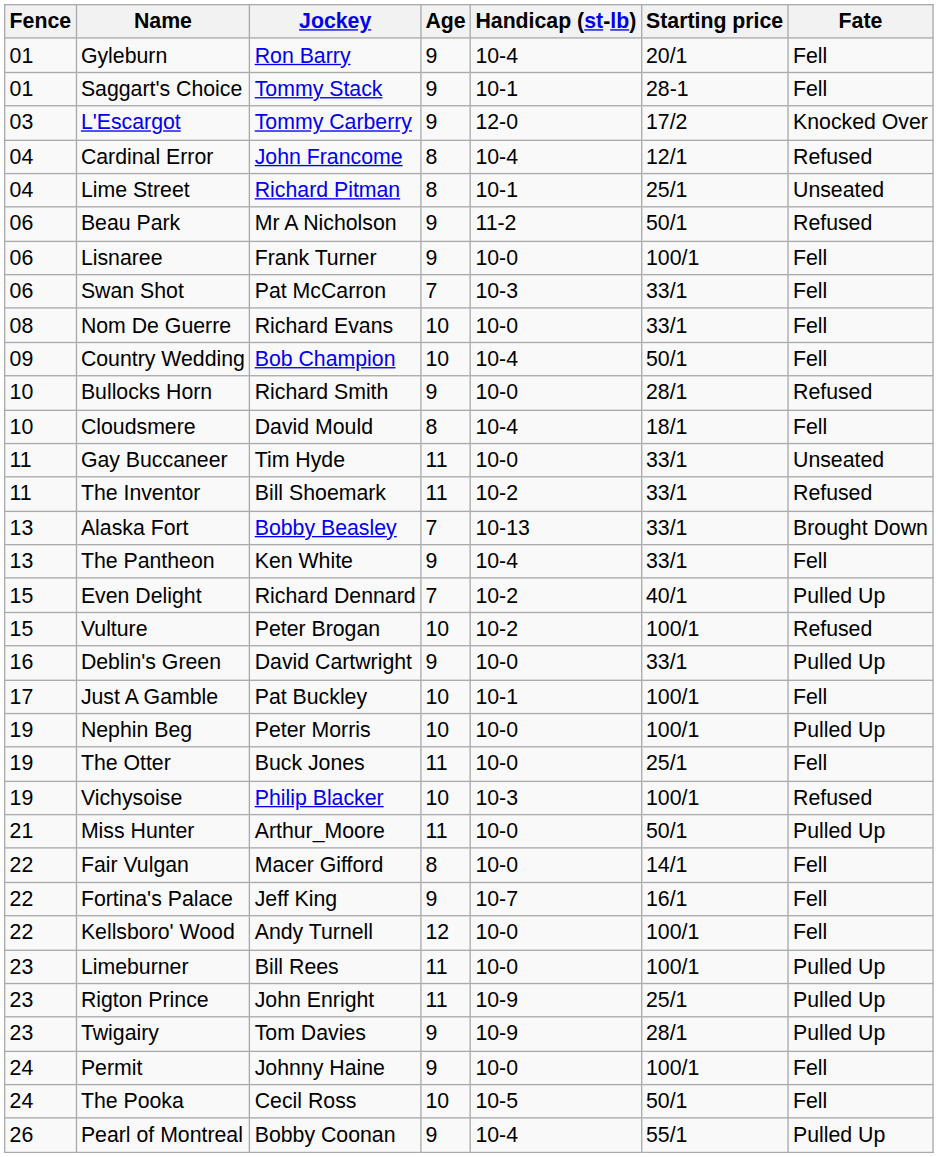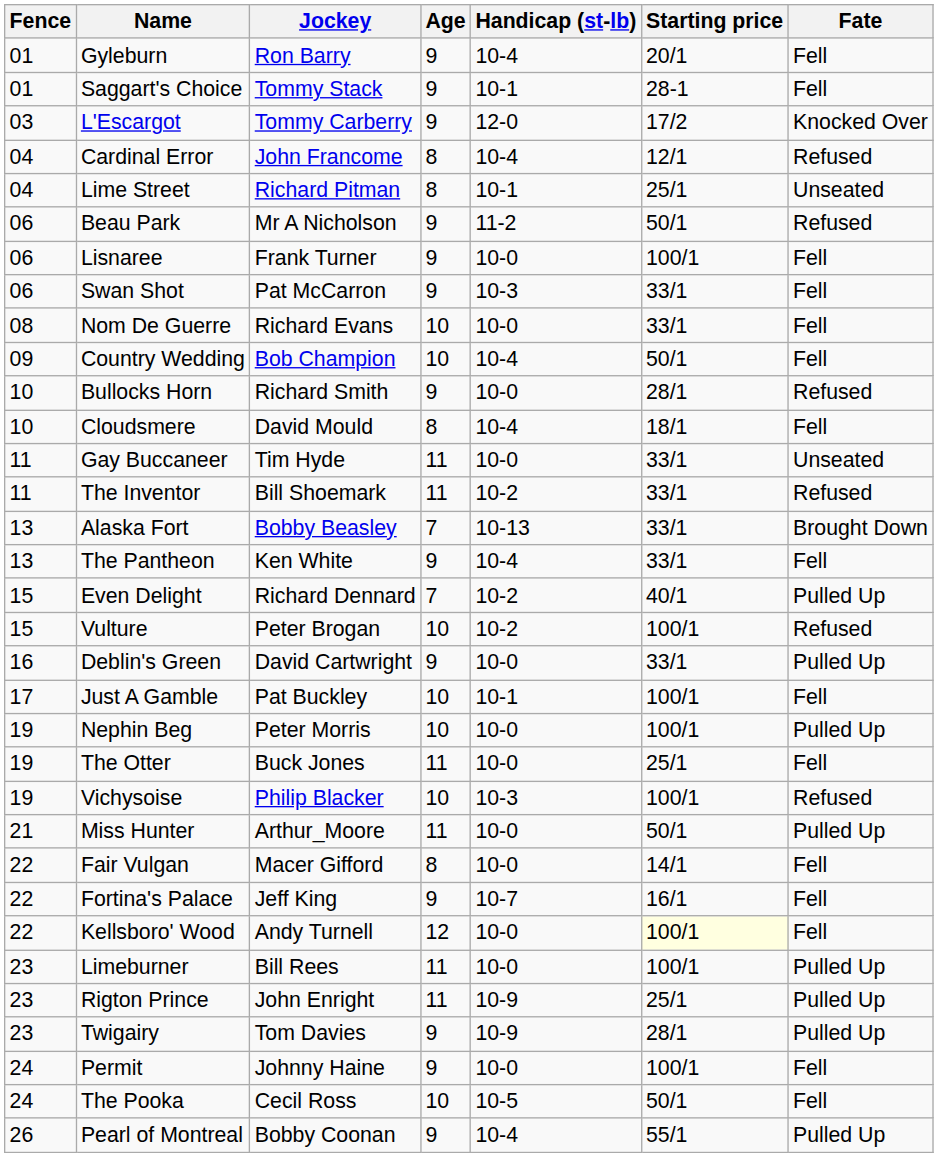(431, 291) 7 -> (431, 291) 9
(673, 932) no background -> (673, 932) lightyellow background
